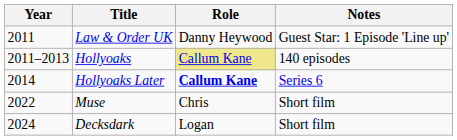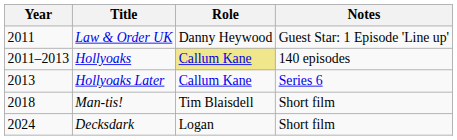(21, 80) 2014 -> (21, 80) 2013
(218, 80) bold -> (215, 80) normal
+ row: (99, 102)
- row: (90, 102)
